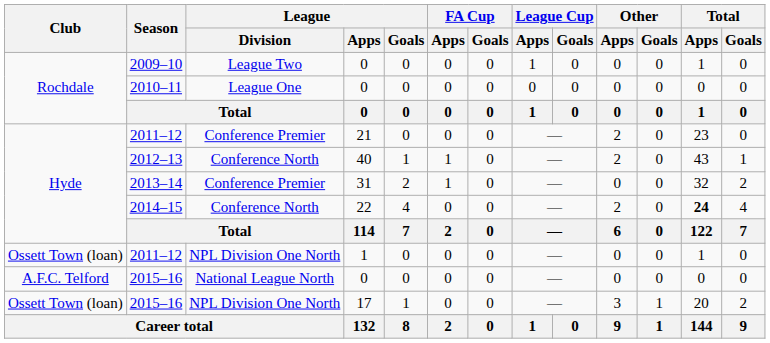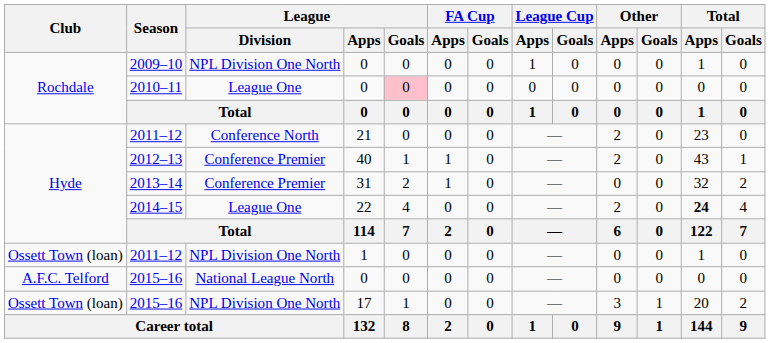(265, 64) League Two -> (265, 64) NPL Division One North
(406, 87) no background -> (406, 87) pink background
(265, 135) Conference Premier -> (265, 135) Conference North
(265, 159) Conference North -> (265, 159) Conference Premier
(265, 207) Conference North -> (265, 207) League One
